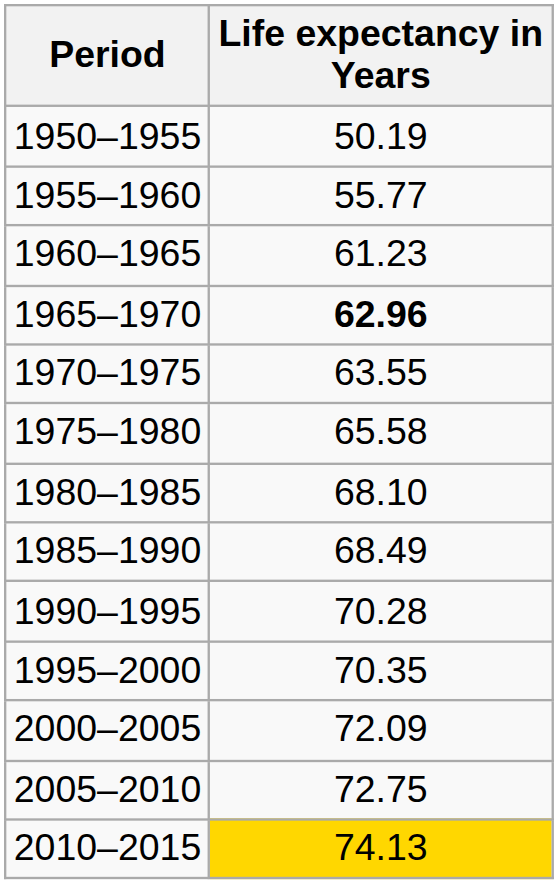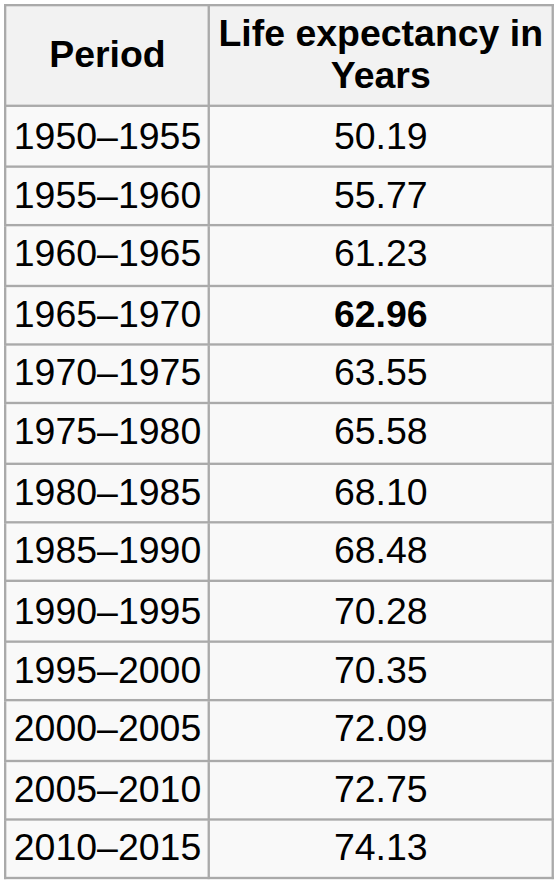(381, 551) 68.49 -> (381, 551) 68.48
(381, 848) gold background -> (381, 848) no background
